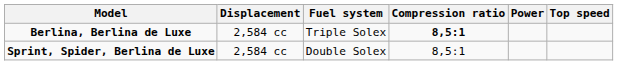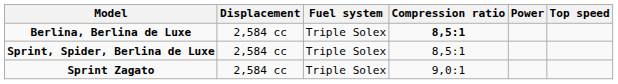(346, 51) Double Solex -> (346, 51) Triple Solex
+ row: (111, 69)
